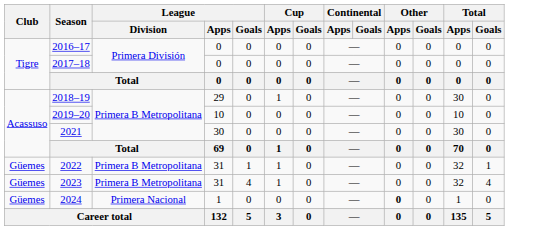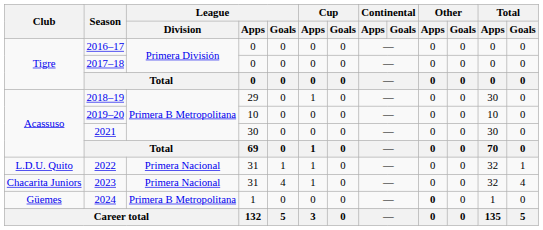(27, 166) Güemes -> (44, 166) L.D.U. Quito
(148, 166) Primera B Metropolitana -> (183, 166) Primera Nacional
(27, 183) Güemes -> (44, 183) Chacarita Juniors
(148, 183) Primera B Metropolitana -> (183, 183) Primera Nacional
(148, 200) Primera Nacional -> (183, 200) Primera B Metropolitana
